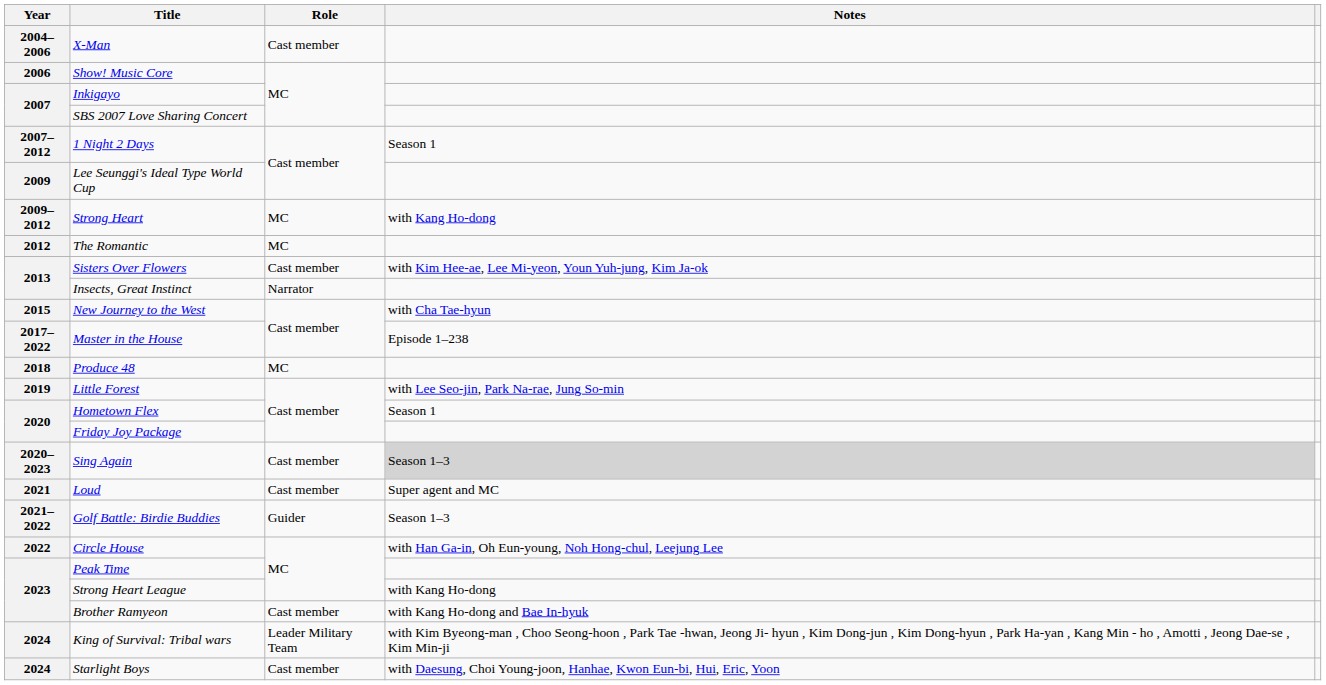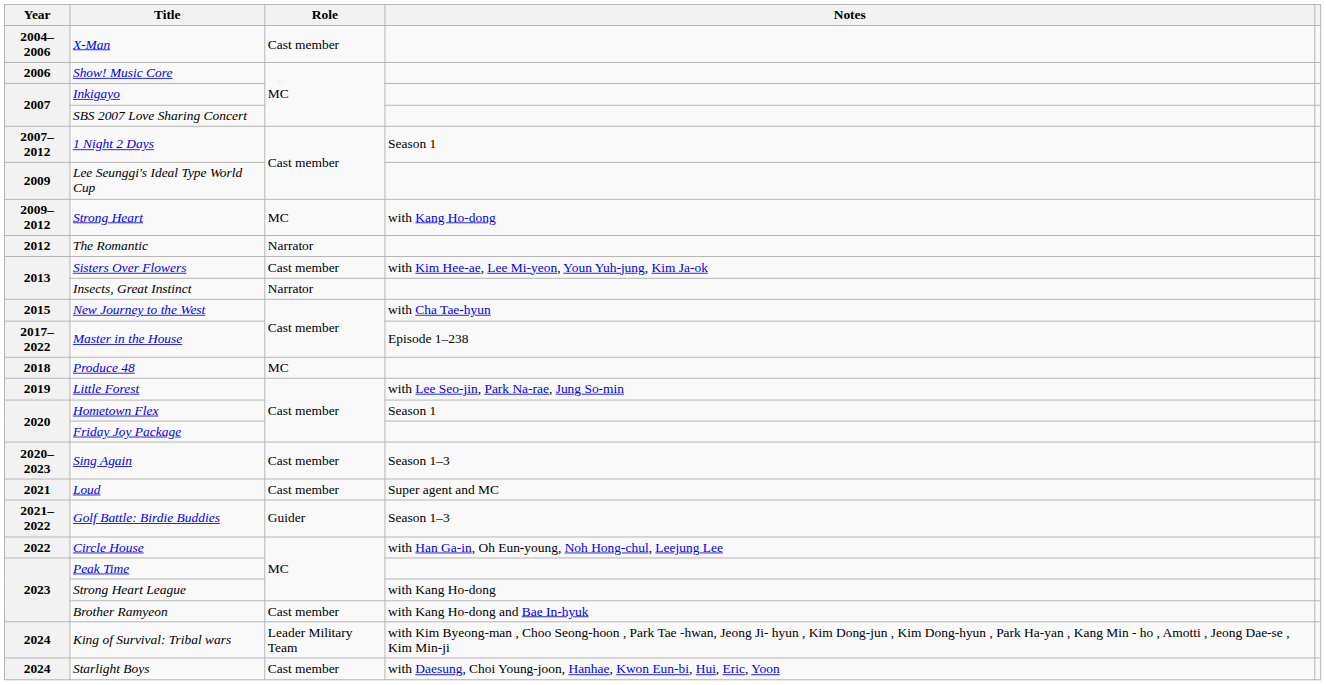(278, 246) MC -> (291, 246) Narrator
(419, 460) lightgrey background -> (419, 460) no background
